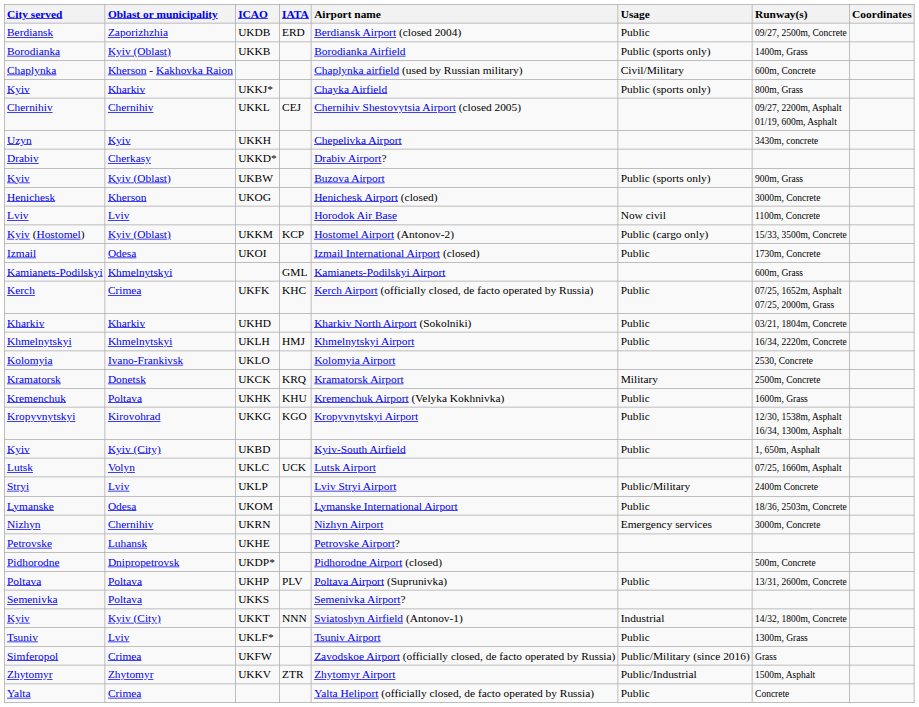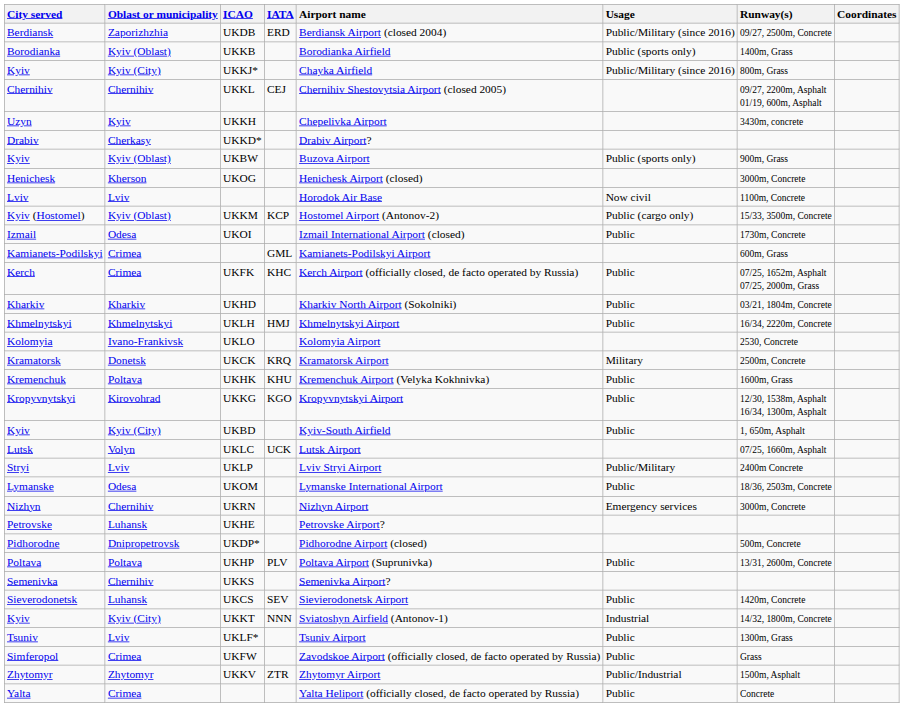(635, 32) Public -> (670, 32) Public/Military (since 2016)
- row: (32, 70)
(127, 89) Kharkiv -> (134, 70) Kyiv (City)
(666, 89) Public (sports only) -> (670, 70) Public/Military (since 2016)
(140, 271) Khmelnytskyi -> (125, 253) Crimea
(125, 599) Poltava -> (131, 580) Chernihiv
+ row: (42, 599)
(685, 656) Public/Military (since 2016) -> (620, 656) Public
